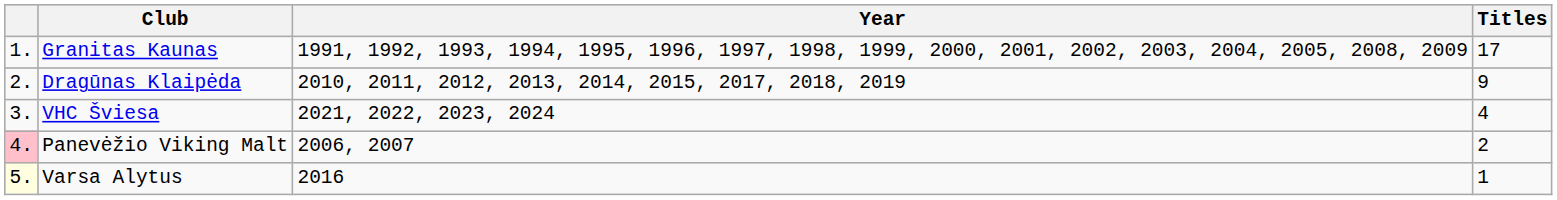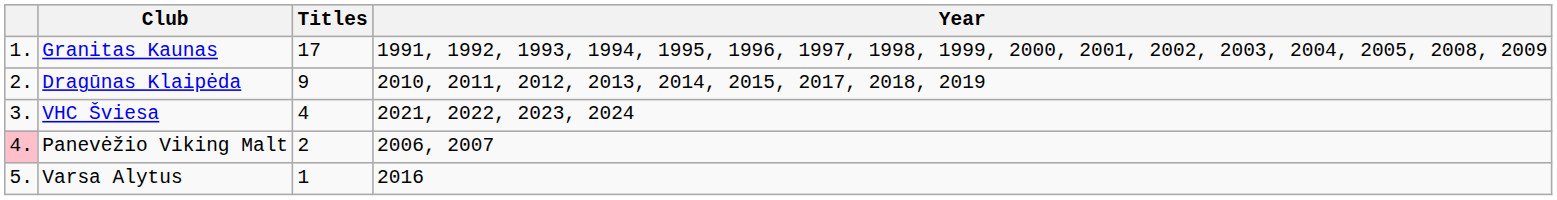columns swapped: (1512, 21) <-> (883, 21)
(21, 178) lightyellow background -> (21, 178) no background
